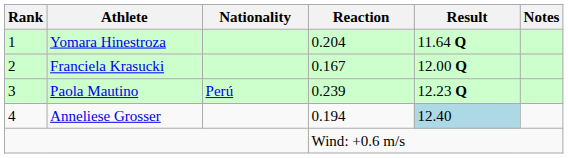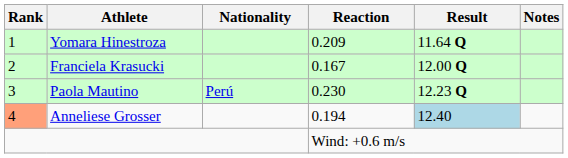(328, 41) 0.204 -> (328, 41) 0.209
(328, 91) 0.239 -> (328, 91) 0.230
(12, 116) no background -> (12, 116) lightsalmon background
